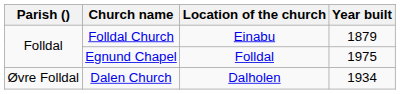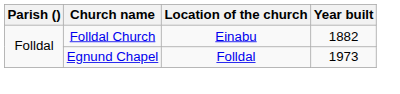(362, 36) 1879 -> (344, 36) 1882
(362, 57) 1975 -> (344, 57) 1973
- row: (131, 78)
